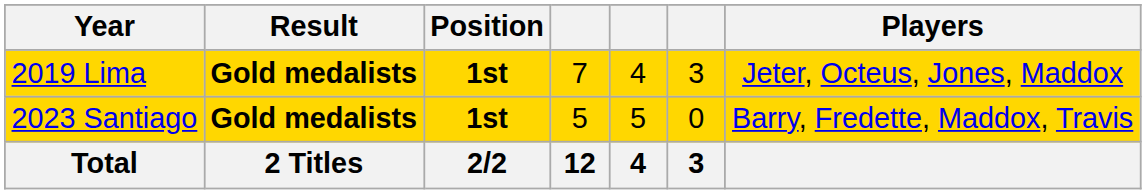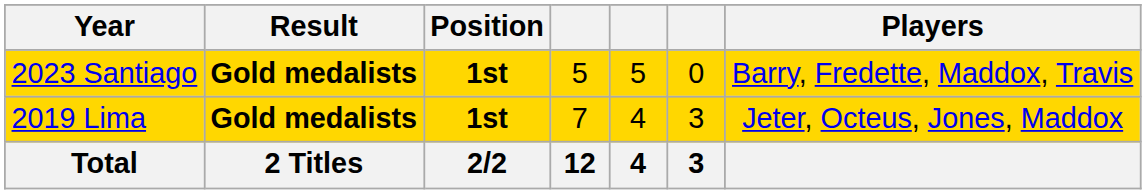rows swapped: (79, 73) <-> (104, 118)
